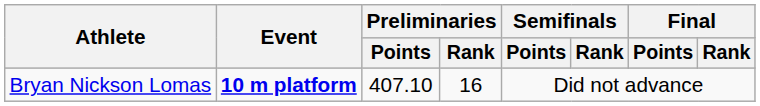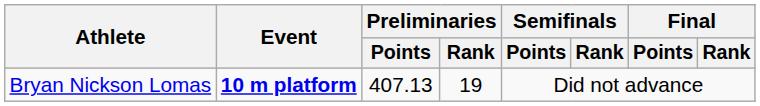(401, 85) 407.10 -> (401, 85) 407.13
(471, 85) 16 -> (471, 85) 19
